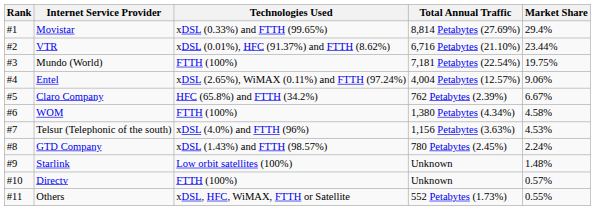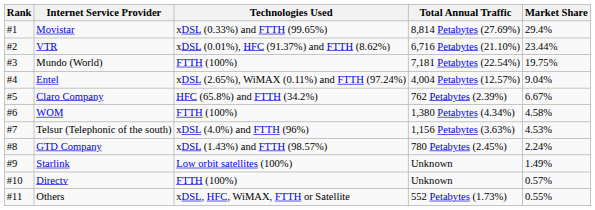(539, 79) 9.06% -> (539, 79) 9.04%
(539, 163) 1.48% -> (539, 163) 1.49%
